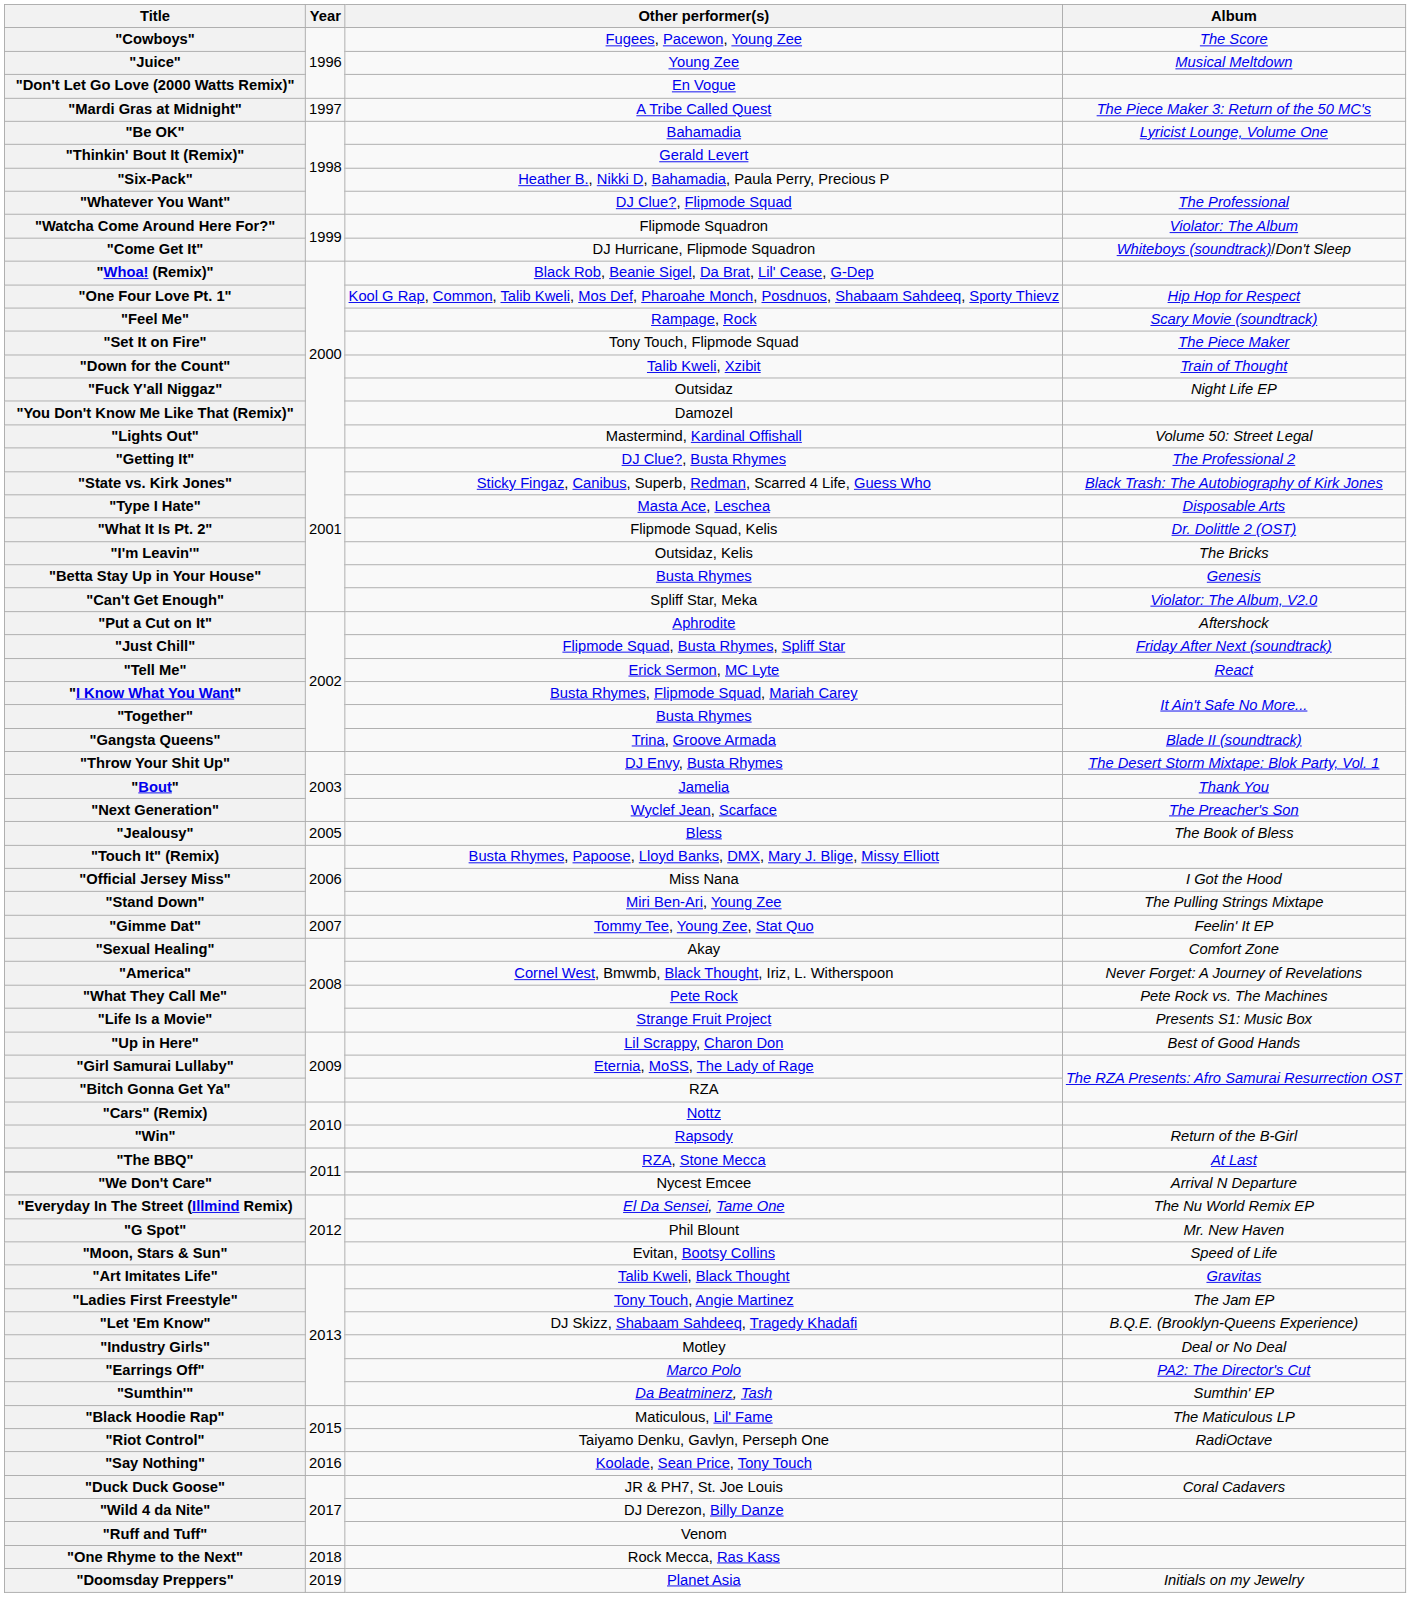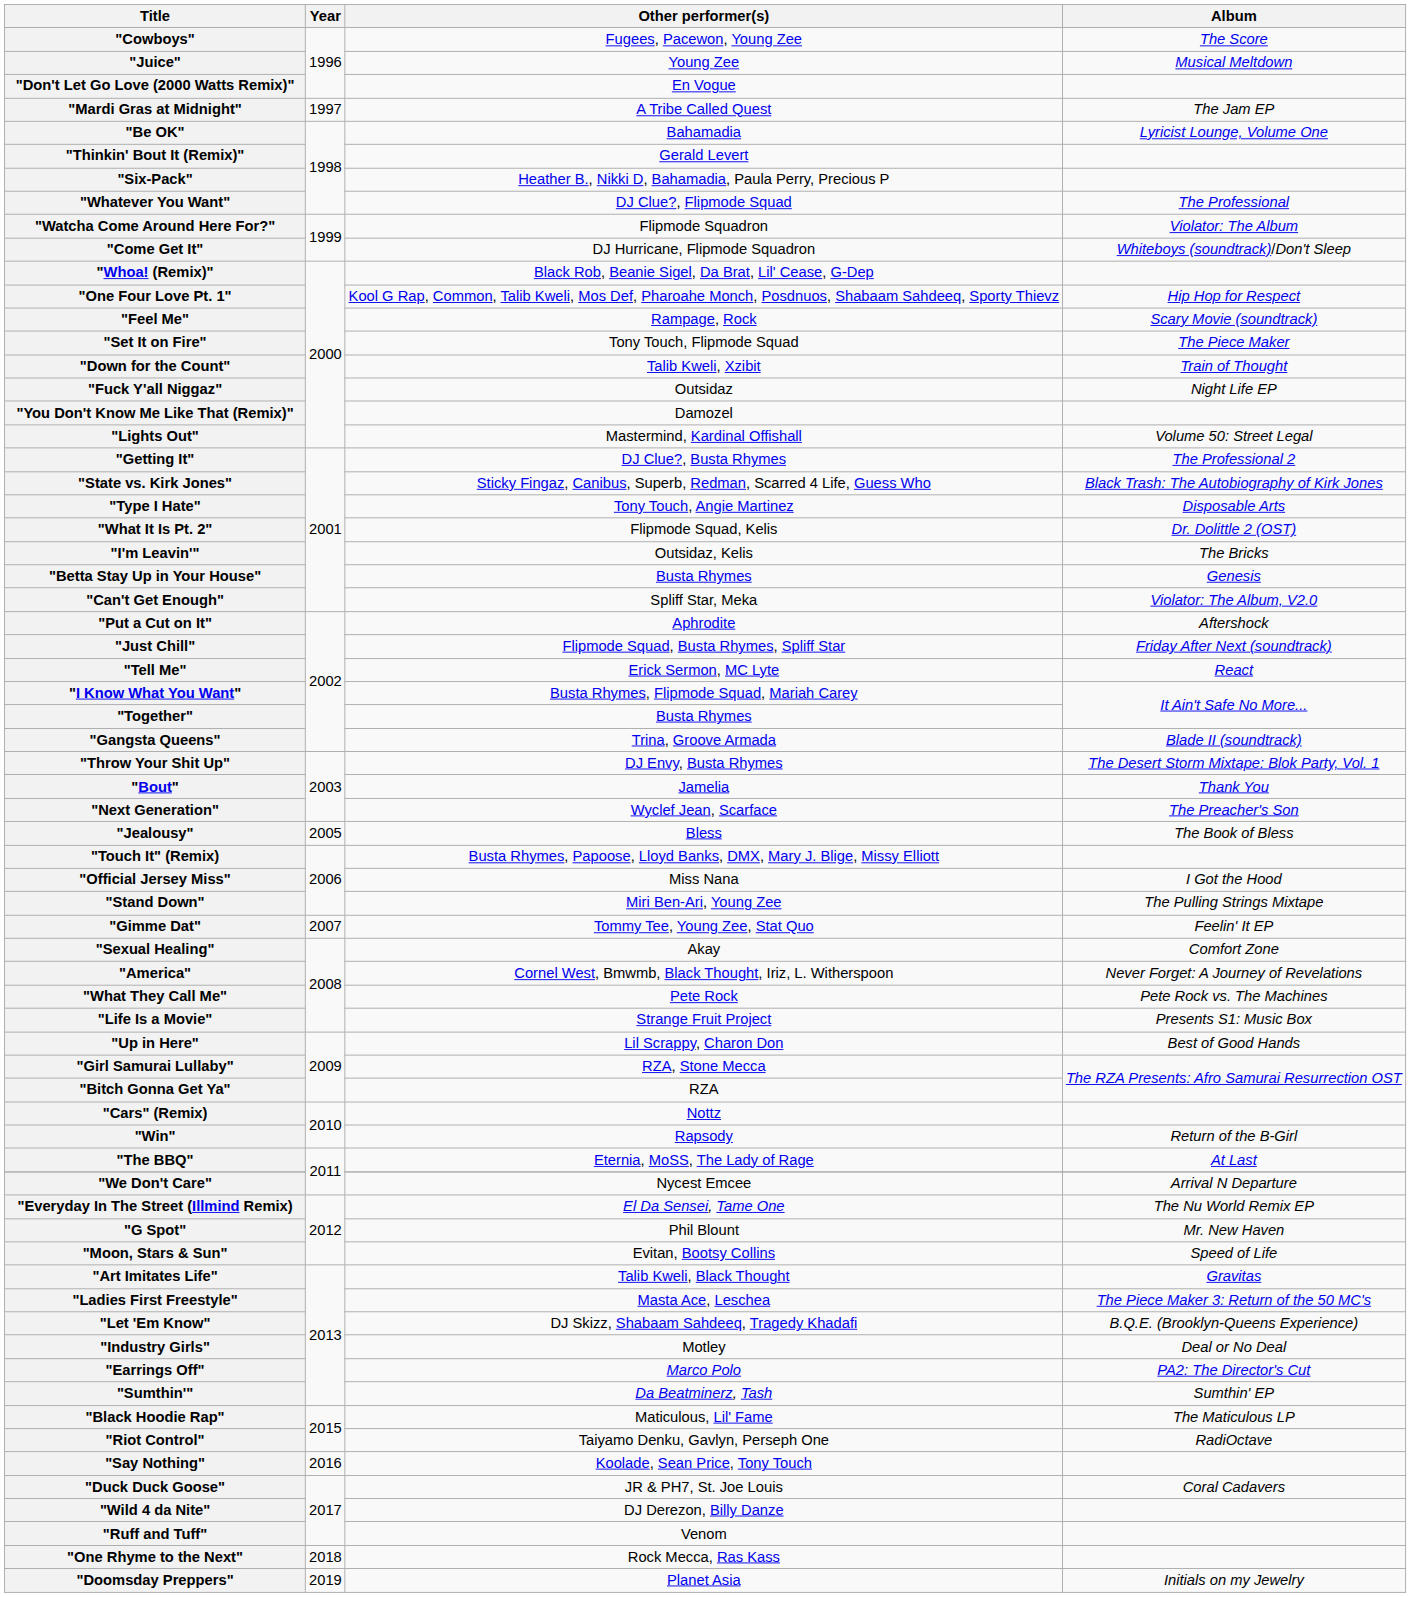(1234, 109) The Piece Maker 3: Return of the 50 MC's -> (1234, 109) The Jam EP
(704, 506) Masta Ace, Leschea -> (704, 506) Tony Touch, Angie Martinez
(704, 1066) Eternia, MoSS, The Lady of Rage -> (704, 1066) RZA, Stone Mecca
(704, 1160) RZA, Stone Mecca -> (704, 1160) Eternia, MoSS, The Lady of Rage
(704, 1300) Tony Touch, Angie Martinez -> (704, 1300) Masta Ace, Leschea
(1234, 1300) The Jam EP -> (1234, 1300) The Piece Maker 3: Return of the 50 MC's
